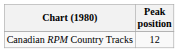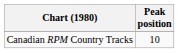(155, 39) 12 -> (155, 39) 10
